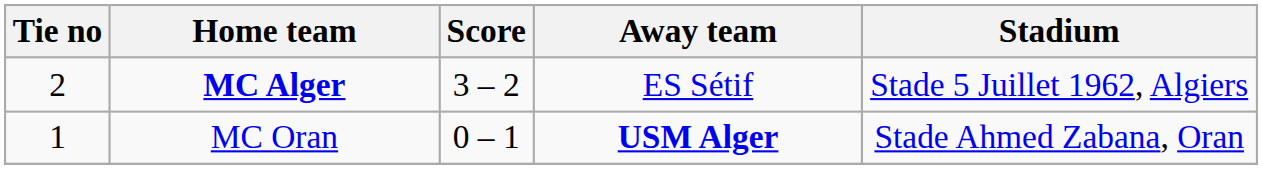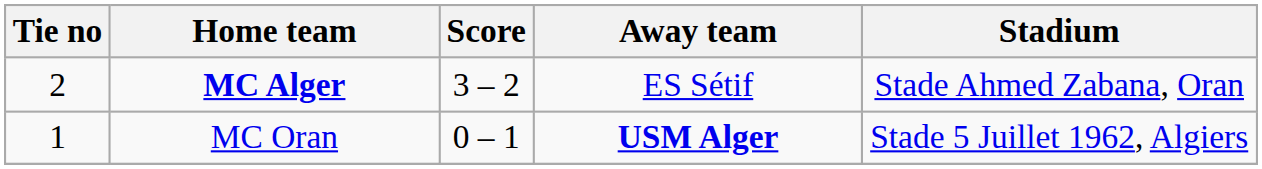(1059, 84) Stade 5 Juillet 1962, Algiers -> (1059, 84) Stade Ahmed Zabana, Oran
(1059, 137) Stade Ahmed Zabana, Oran -> (1059, 137) Stade 5 Juillet 1962, Algiers
